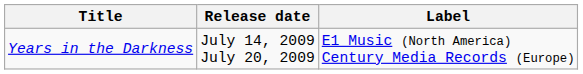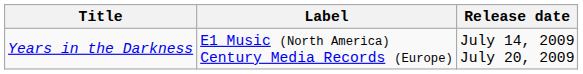columns swapped: (257, 17) <-> (448, 17)
